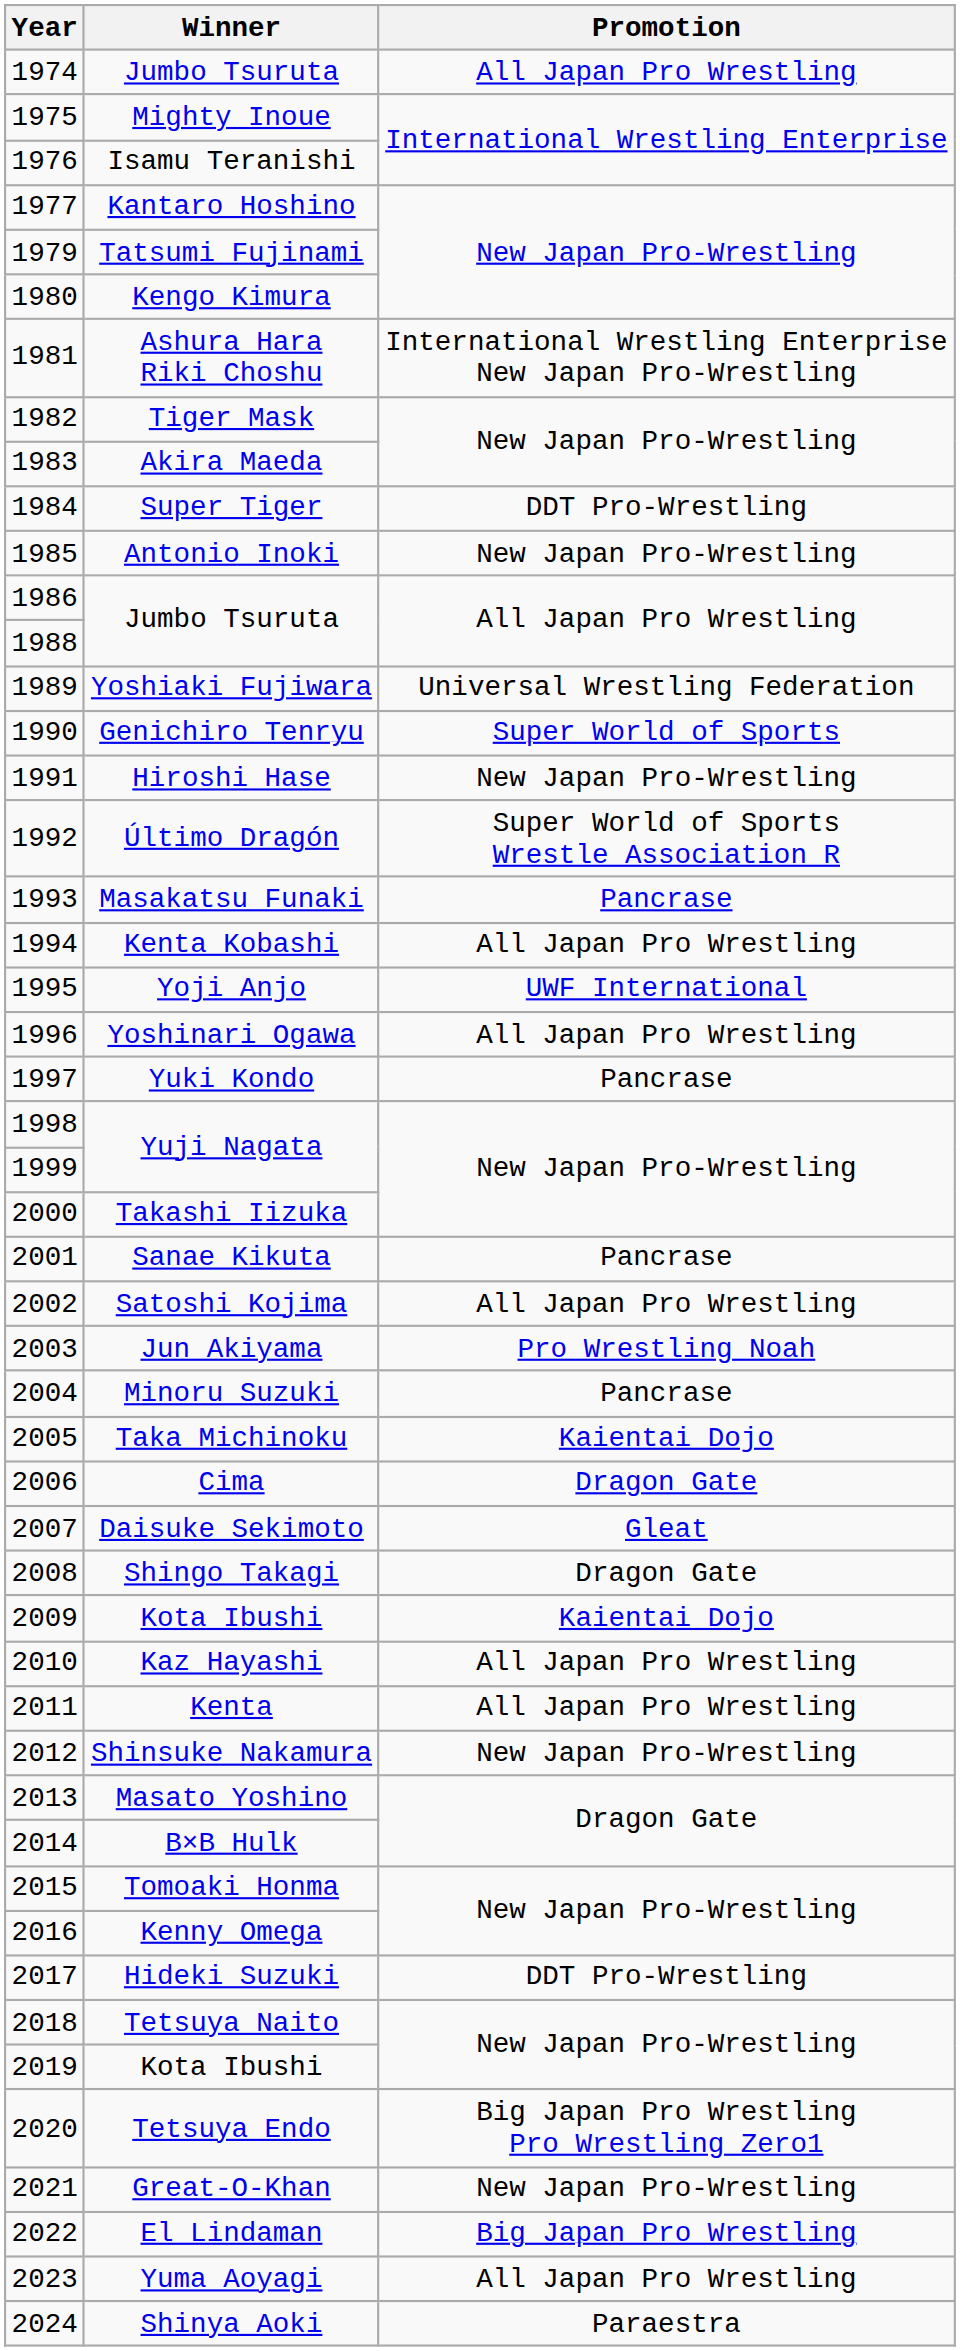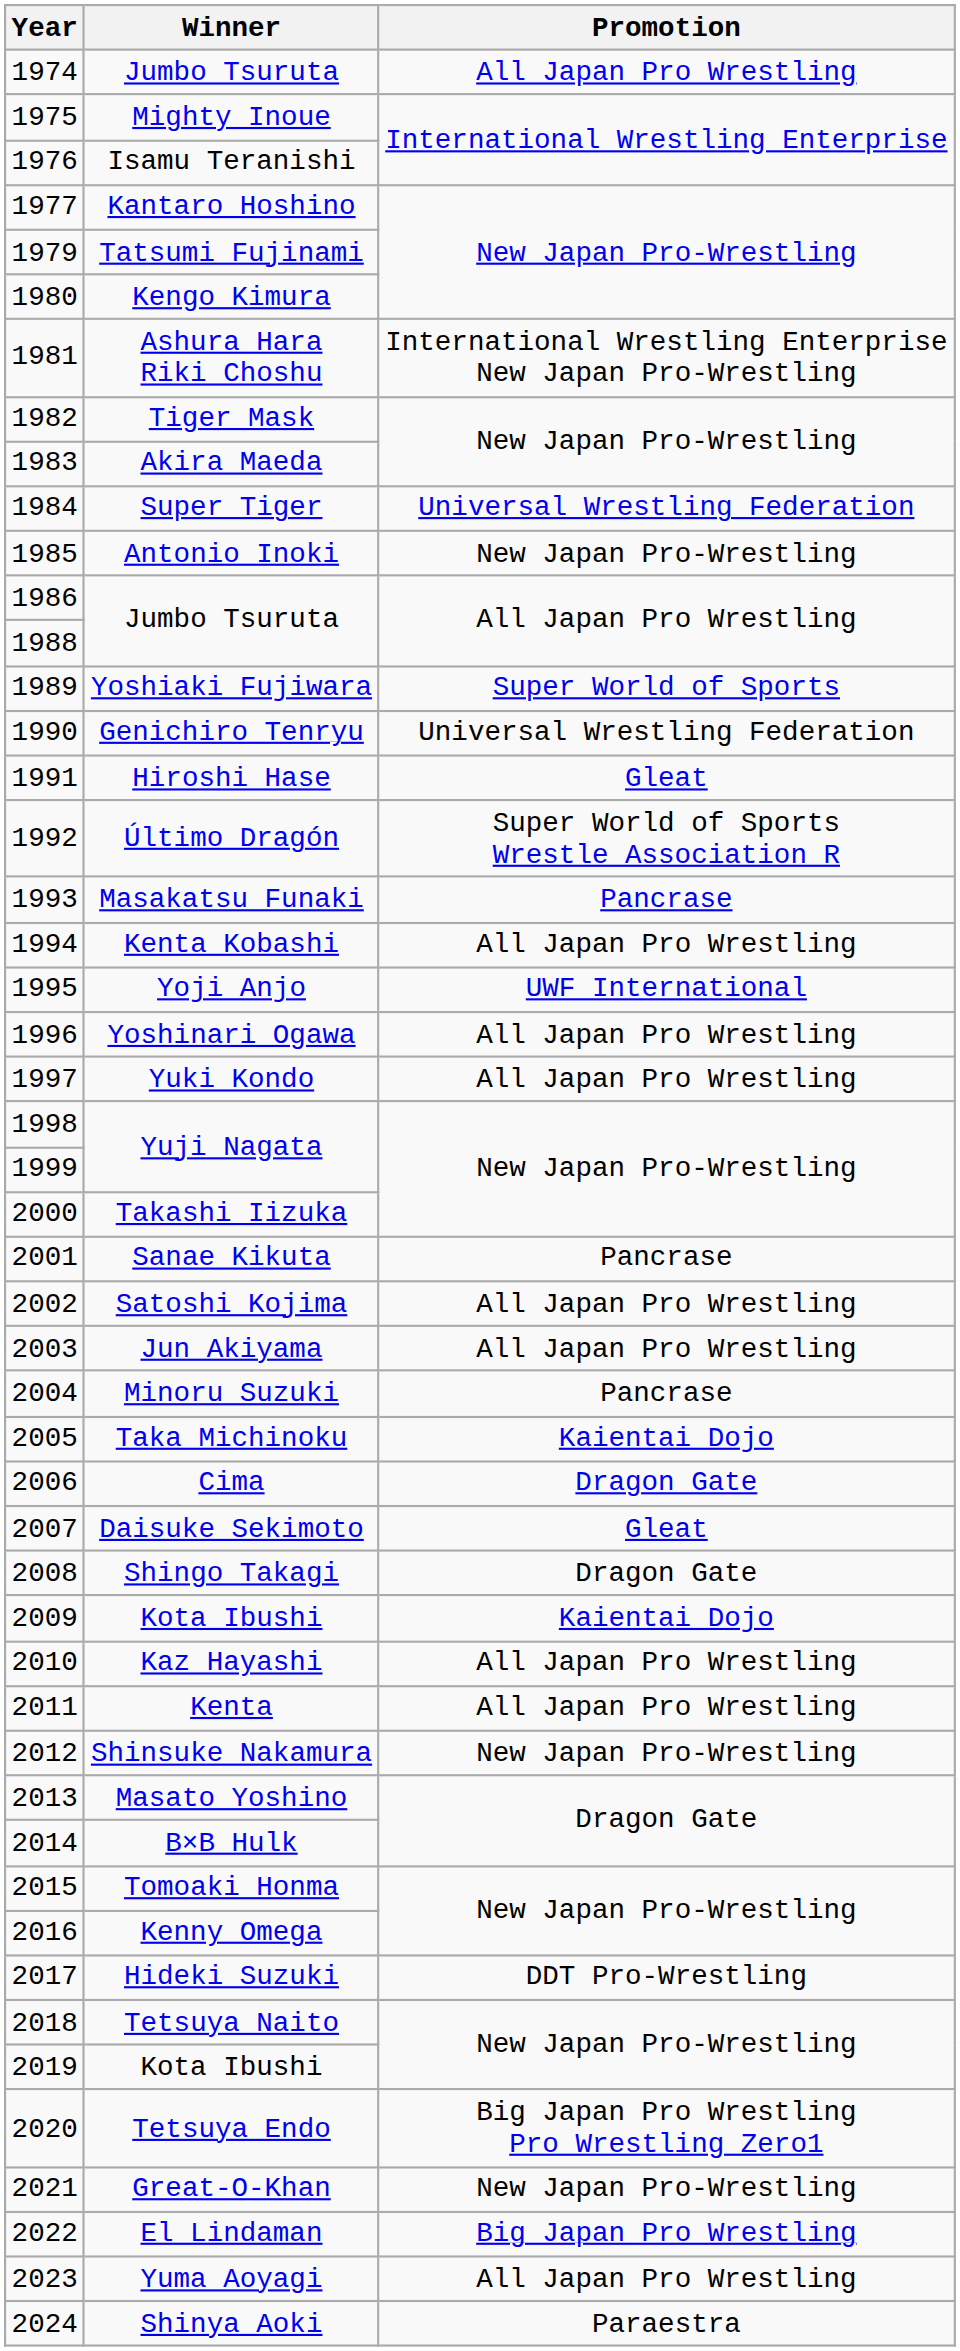(666, 508) DDT Pro-Wrestling -> (666, 508) Universal Wrestling Federation
(666, 688) Universal Wrestling Federation -> (666, 688) Super World of Sports
(666, 733) Super World of Sports -> (666, 733) Universal Wrestling Federation
(666, 778) New Japan Pro-Wrestling -> (666, 778) Gleat
(666, 1079) Pancrase -> (666, 1079) All Japan Pro Wrestling
(666, 1349) Pro Wrestling Noah -> (666, 1349) All Japan Pro Wrestling
